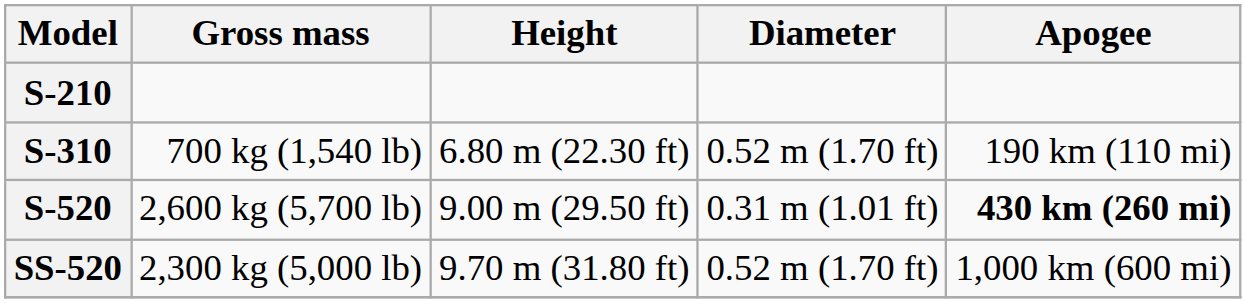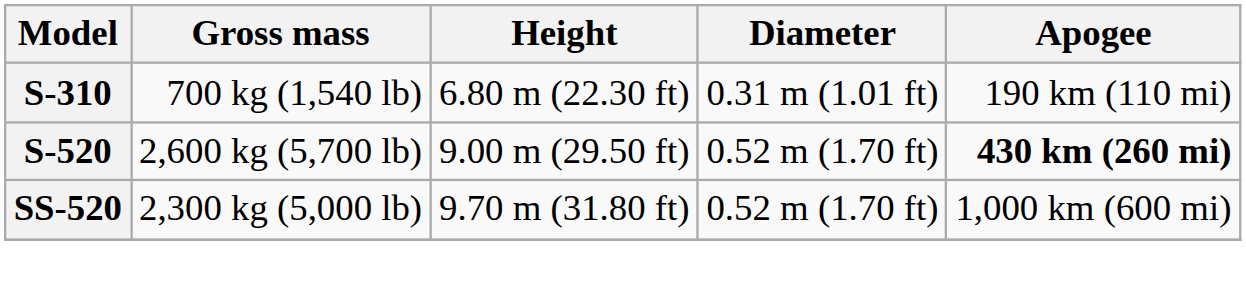- row: (68, 92)
(822, 150) 0.52 m (1.70 ft) -> (822, 92) 0.31 m (1.01 ft)
(822, 208) 0.31 m (1.01 ft) -> (822, 150) 0.52 m (1.70 ft)
